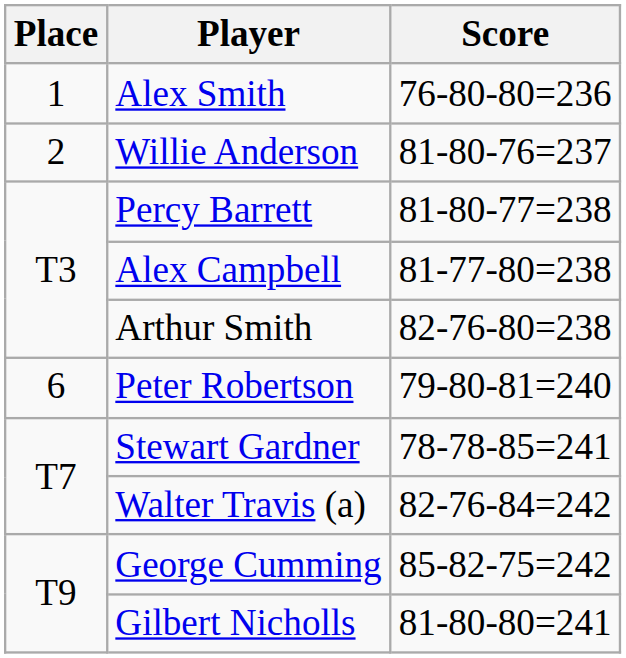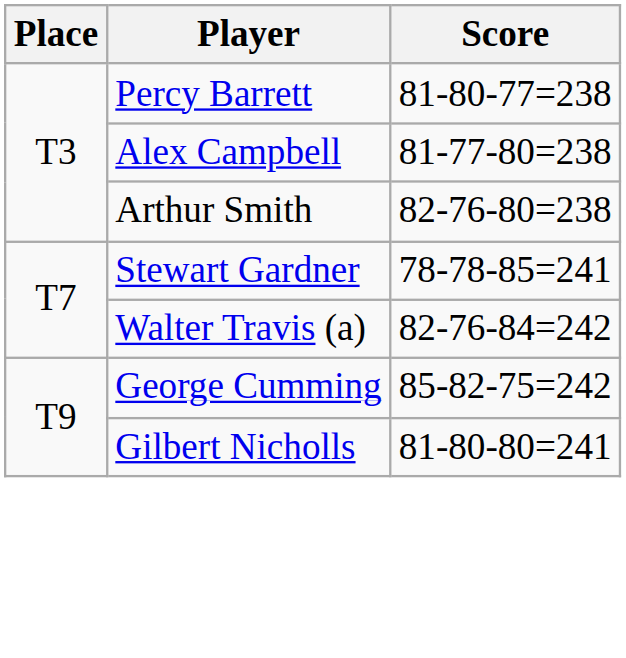- row: (200, 92)
- row: (237, 151)
- row: (234, 387)
